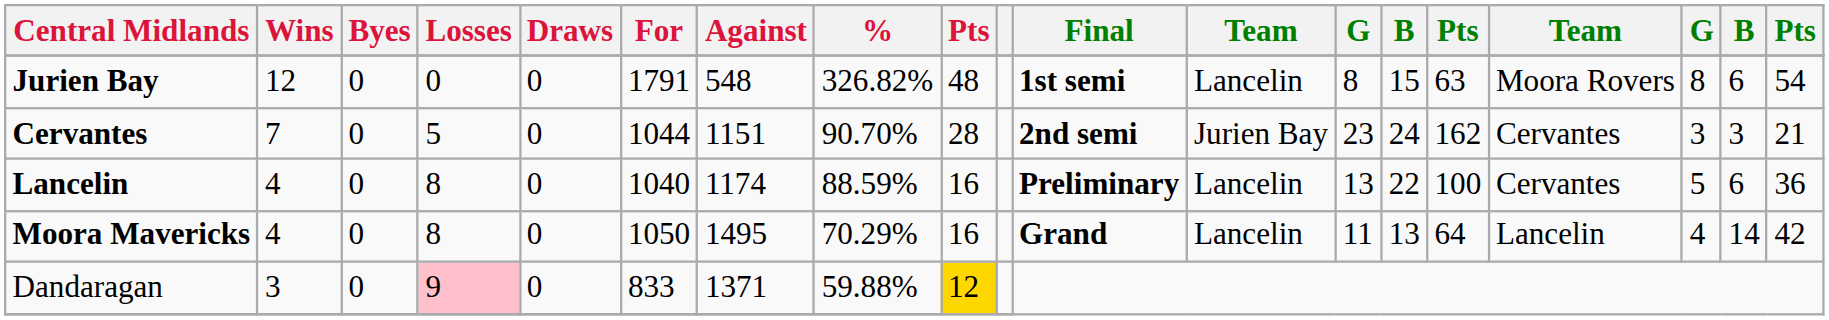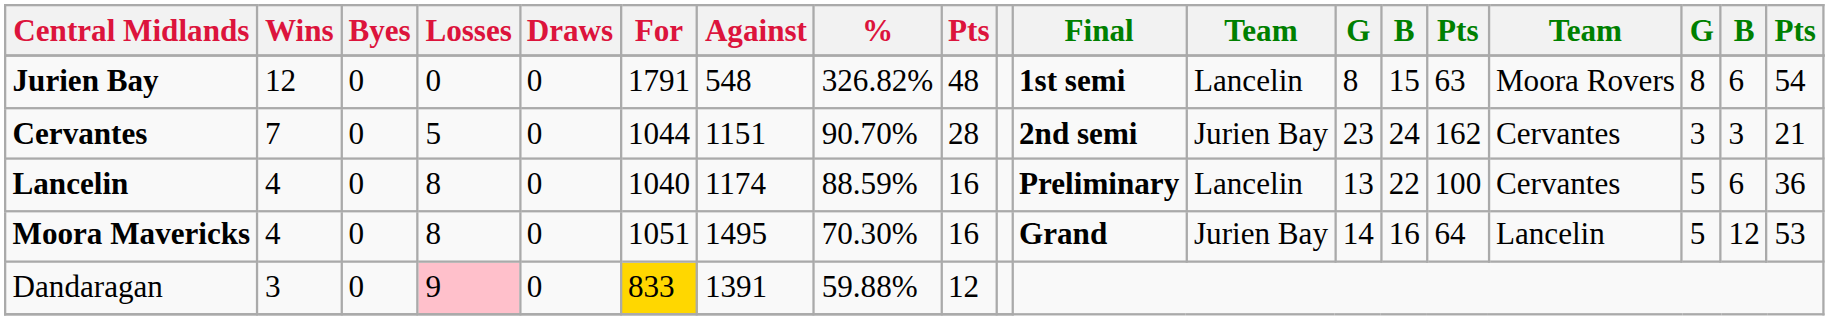(659, 235) 1050 -> (659, 235) 1051
(870, 235) 70.29% -> (870, 235) 70.30%
(1248, 235) Lancelin -> (1261, 235) Jurien Bay
(1358, 235) 11 -> (1358, 235) 14
(1404, 235) 13 -> (1404, 235) 16
(1697, 235) 4 -> (1697, 235) 5
(1744, 235) 14 -> (1744, 235) 12
(1790, 235) 42 -> (1790, 235) 53
(651, 286) no background -> (651, 286) gold background
(736, 286) 1371 -> (736, 286) 1391
(964, 286) gold background -> (964, 286) no background
